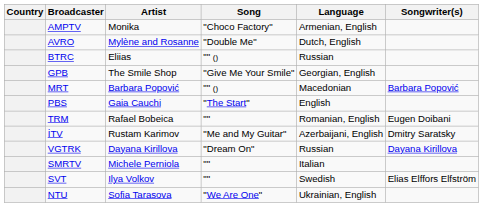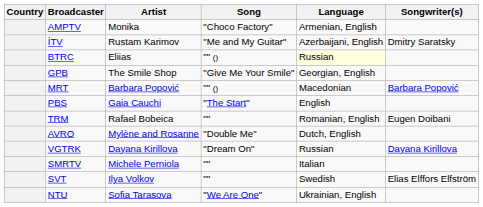rows swapped: (55, 133) <-> (61, 42)
(316, 57) no background -> (316, 57) lightyellow background
